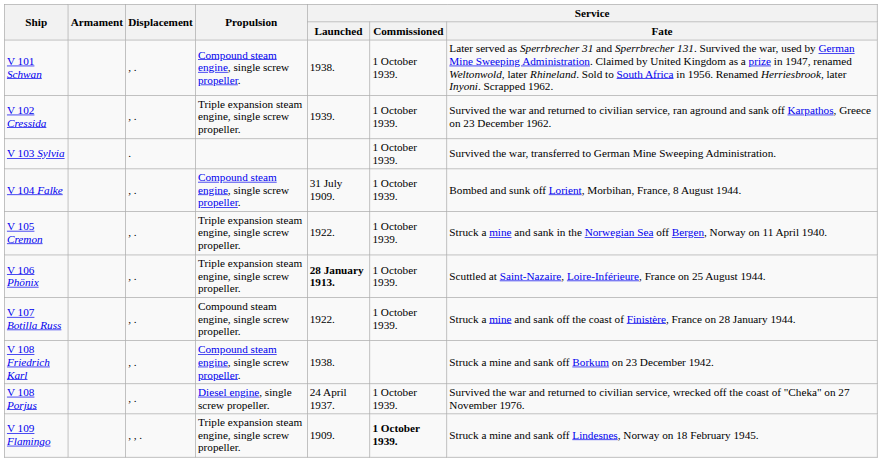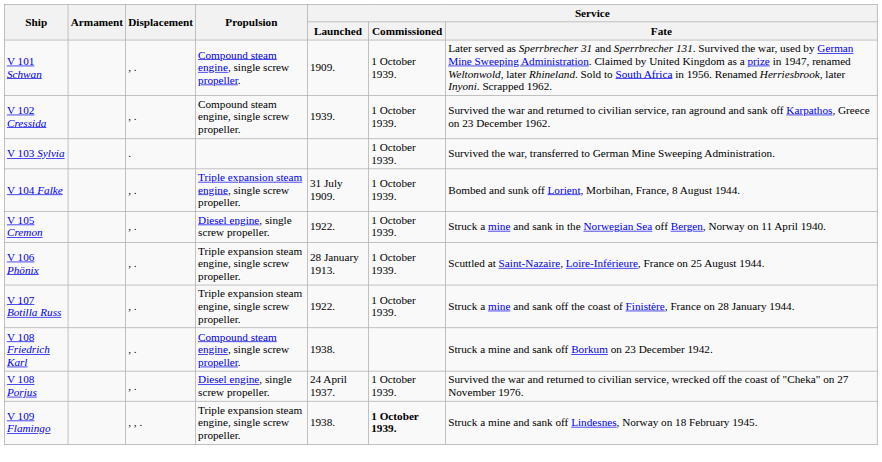(322, 67) 1938. -> (323, 67) 1909.
(250, 117) Triple expansion steam engine, single screw propeller. -> (244, 117) Compound steam engine, single screw propeller.
(244, 190) Compound steam engine, single screw propeller. -> (250, 190) Triple expansion steam engine, single screw propeller.
(250, 233) Triple expansion steam engine, single screw propeller. -> (245, 227) Diesel engine, single screw propeller.
(337, 276) bold -> (334, 263) normal
(244, 319) Compound steam engine, single screw propeller. -> (250, 306) Triple expansion steam engine, single screw propeller.
(322, 435) 1909. -> (323, 422) 1938.
